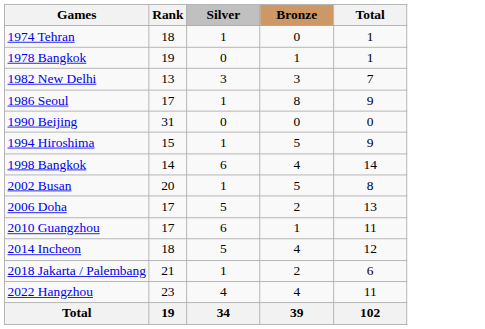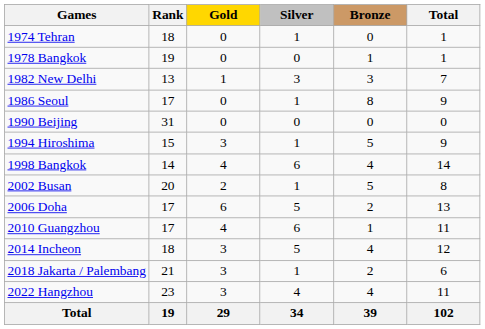+ column: (223, 15)
